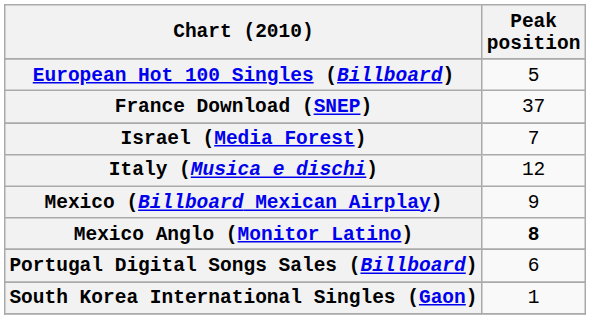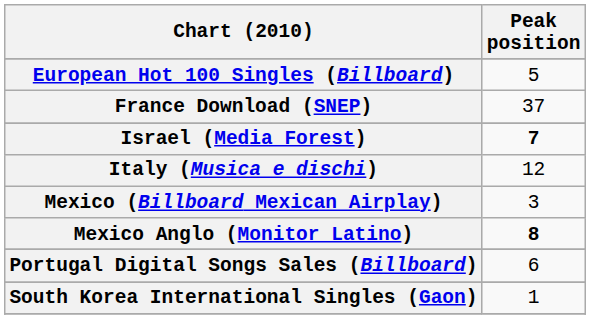(534, 138) normal -> (534, 138) bold
(534, 202) 9 -> (534, 202) 3
